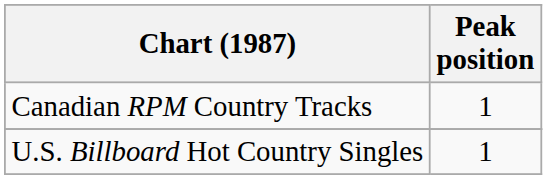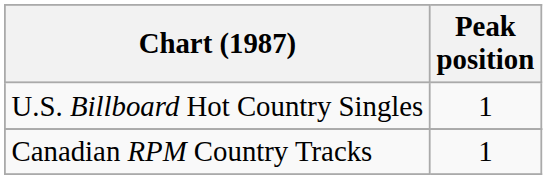rows swapped: (217, 151) <-> (192, 105)
